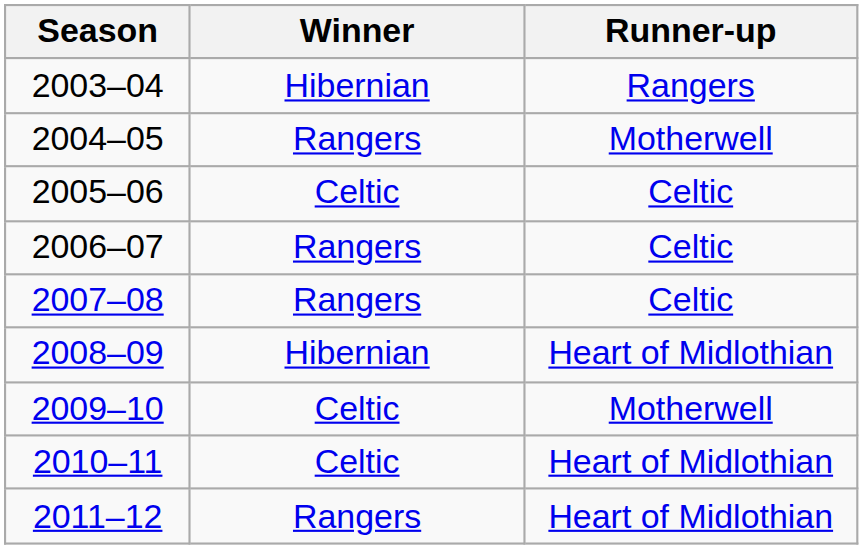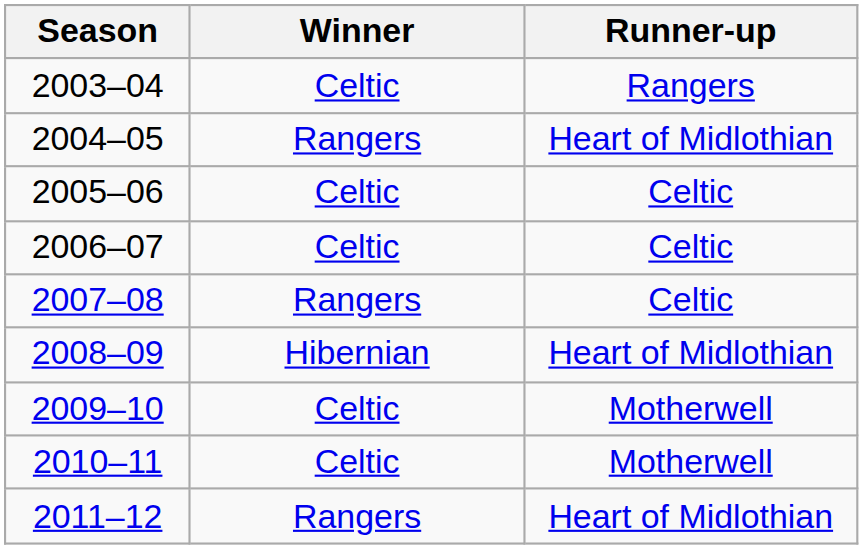(357, 85) Hibernian -> (357, 85) Celtic
(691, 138) Motherwell -> (691, 138) Heart of Midlothian
(357, 246) Rangers -> (357, 246) Celtic
(691, 461) Heart of Midlothian -> (691, 461) Motherwell
